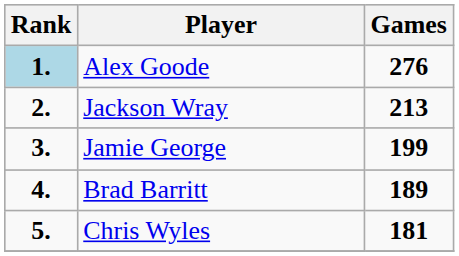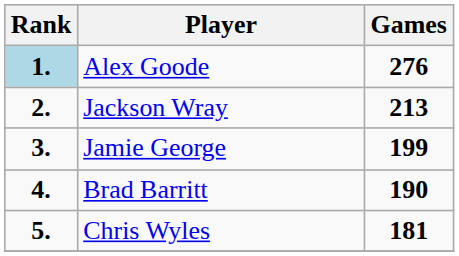(409, 189) 189 -> (409, 189) 190
